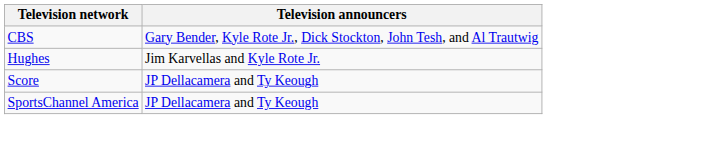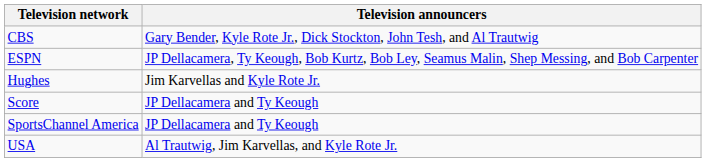+ row: (24, 59)
+ row: (21, 146)
